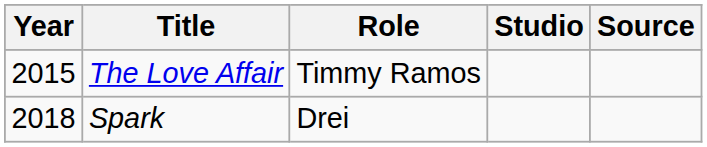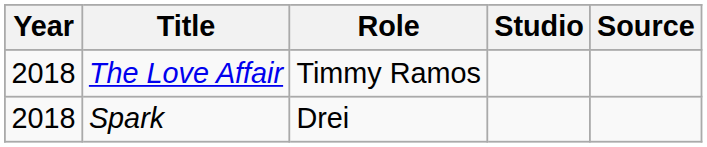(44, 73) 2015 -> (44, 73) 2018
